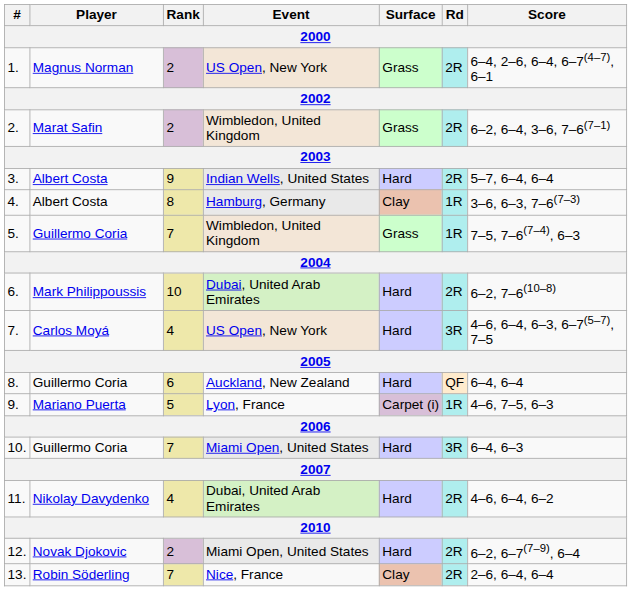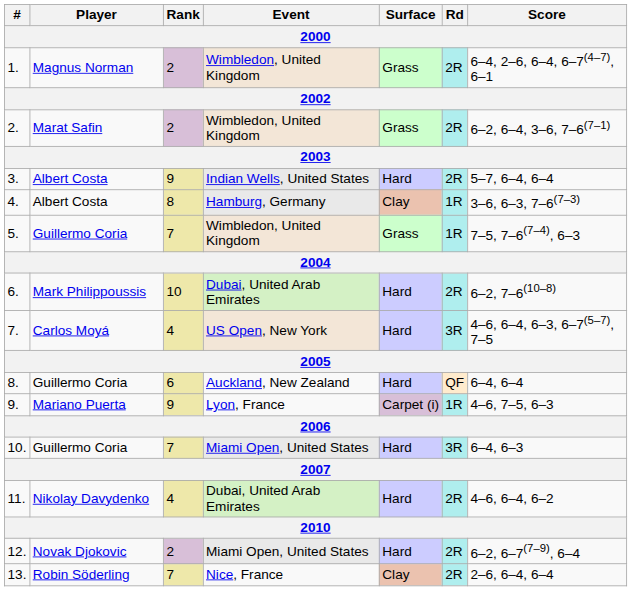(267, 67) US Open, New York -> (263, 67) Wimbledon, United Kingdom
(170, 404) 5 -> (170, 404) 9
